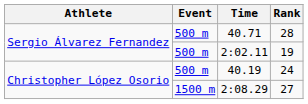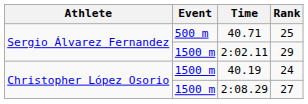(287, 32) 28 -> (287, 32) 25
(192, 51) 500 m -> (195, 51) 1500 m
(287, 51) 19 -> (287, 51) 29
(192, 70) 500 m -> (195, 70) 1500 m
